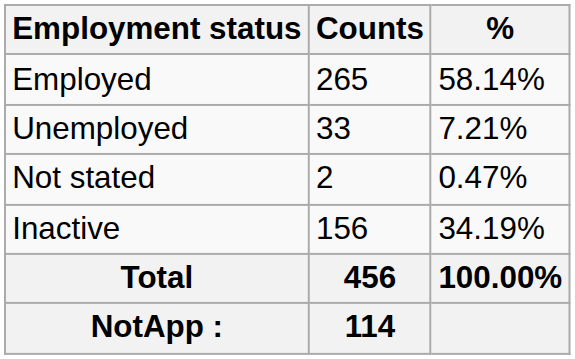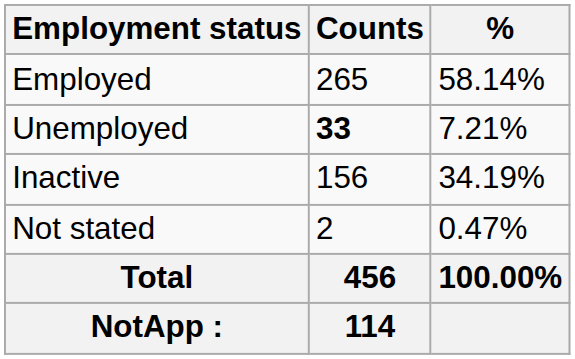(333, 128) normal -> (333, 128) bold
rows swapped: (66, 228) <-> (84, 178)
